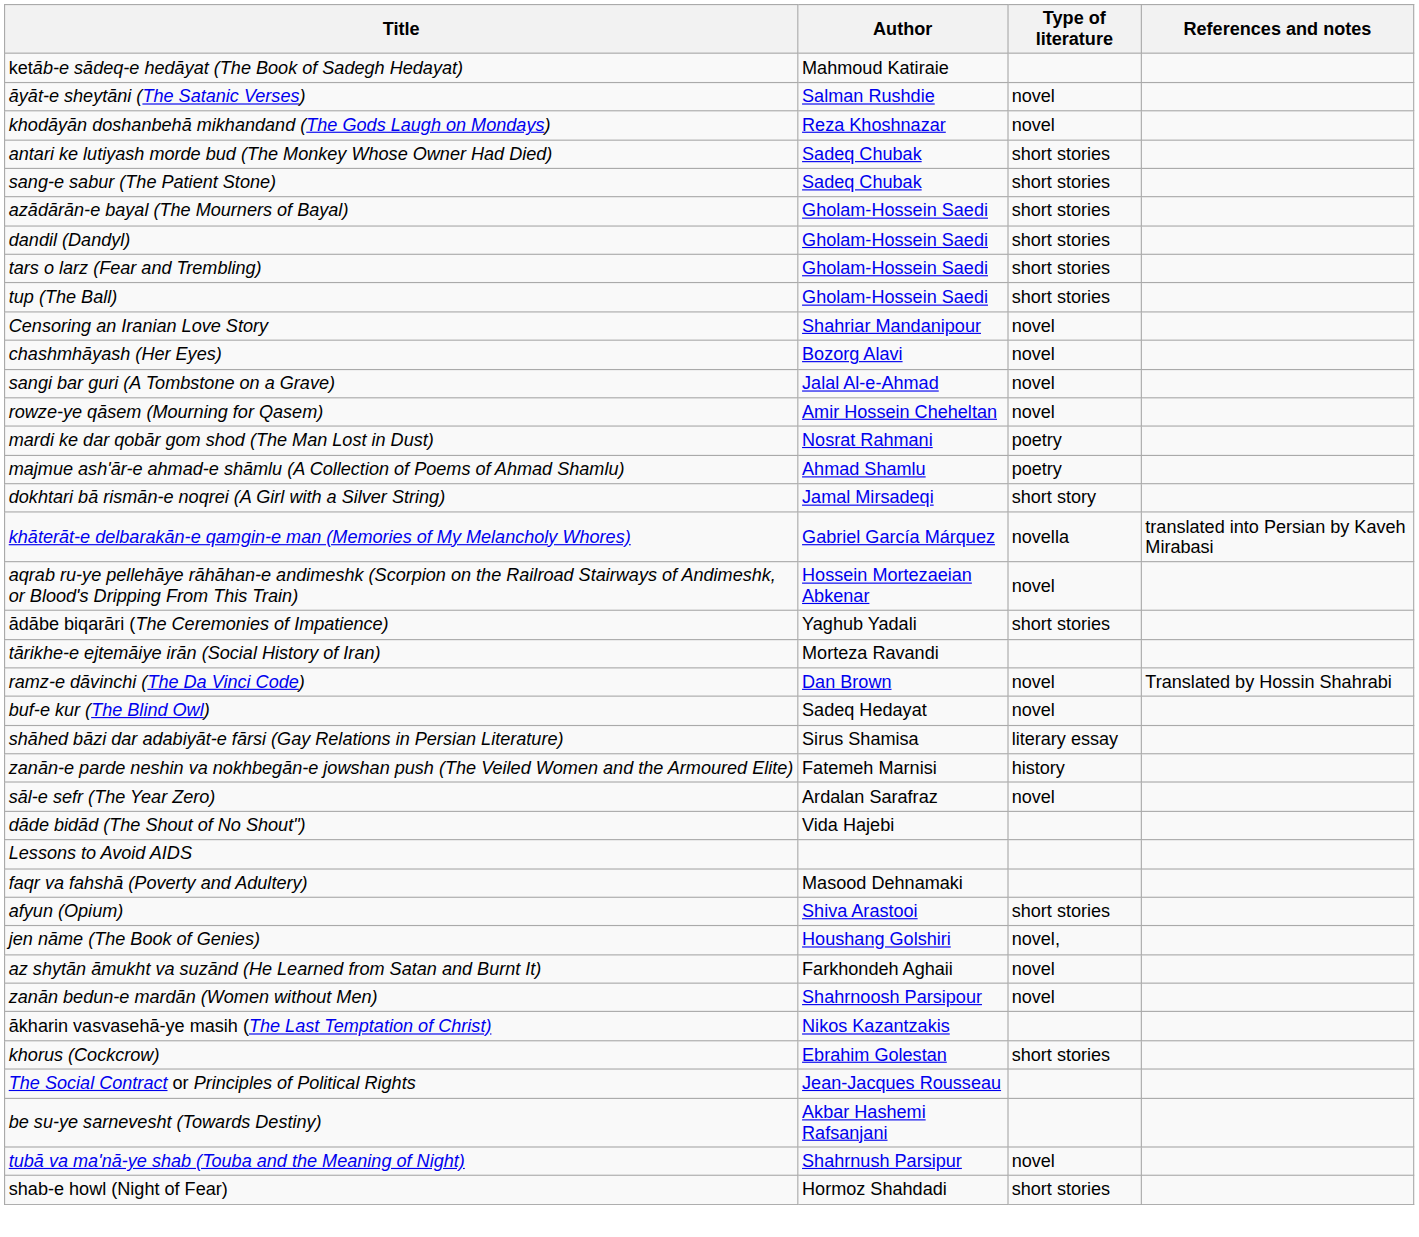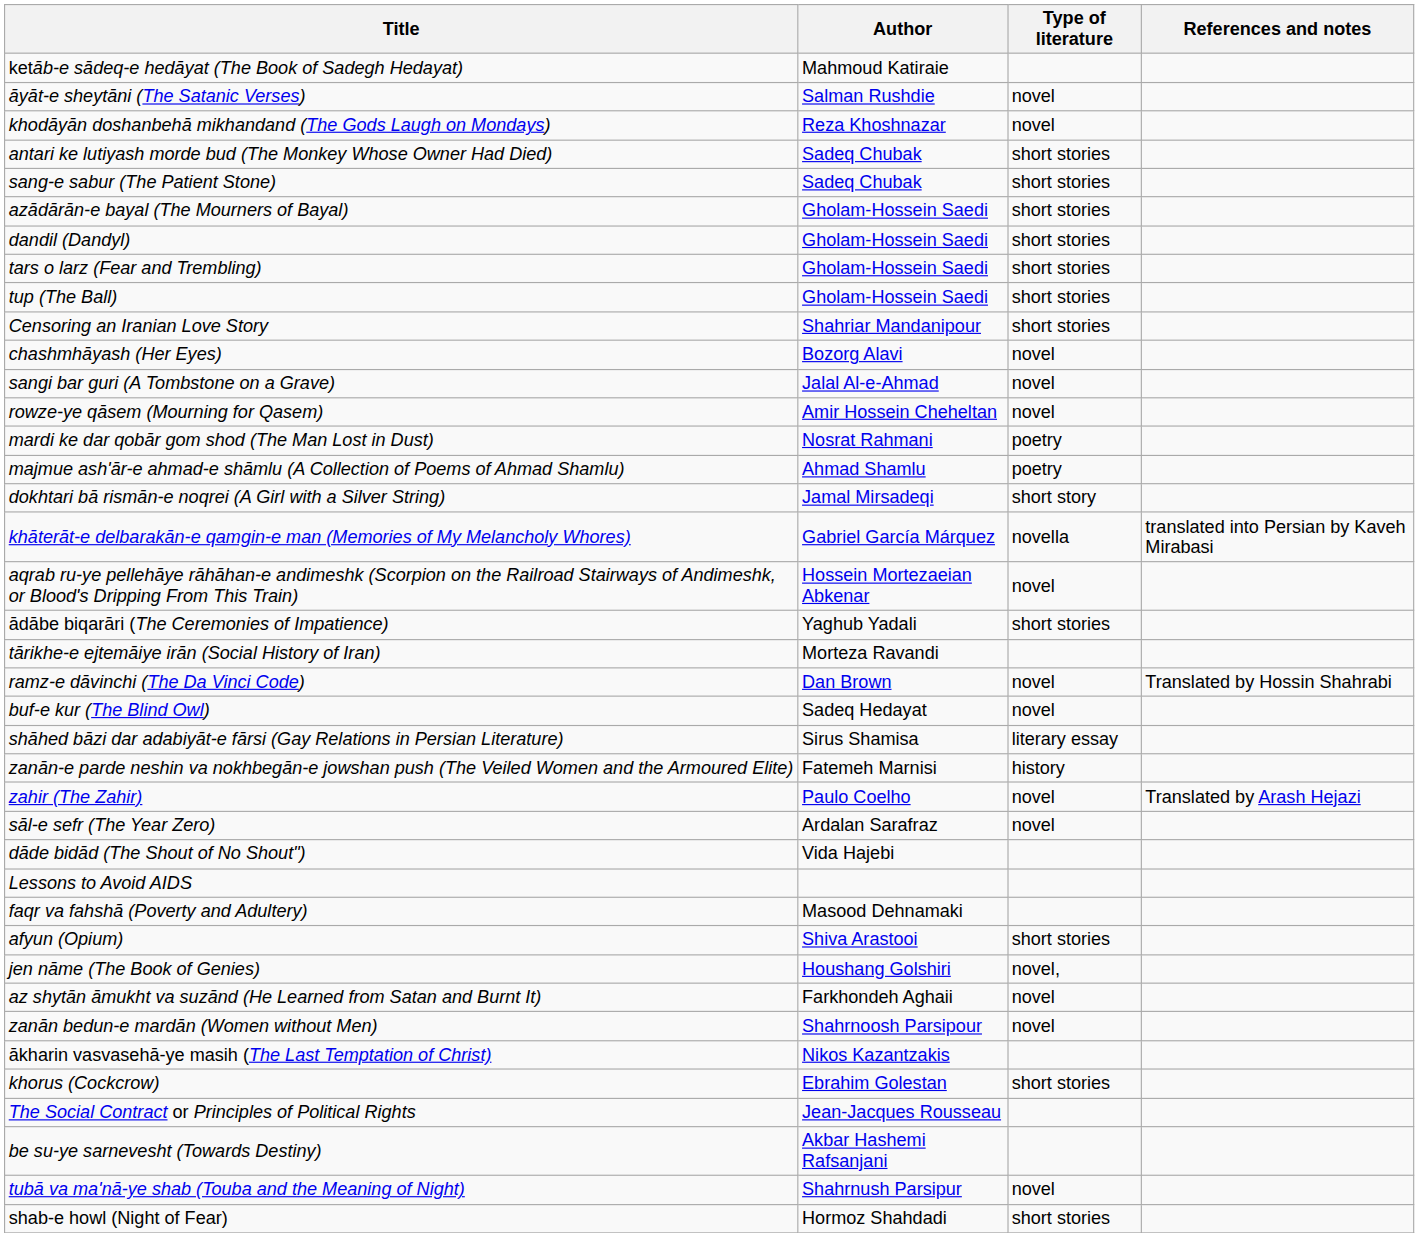(1033, 325) novel -> (1061, 325) short stories
+ row: (76, 796)
